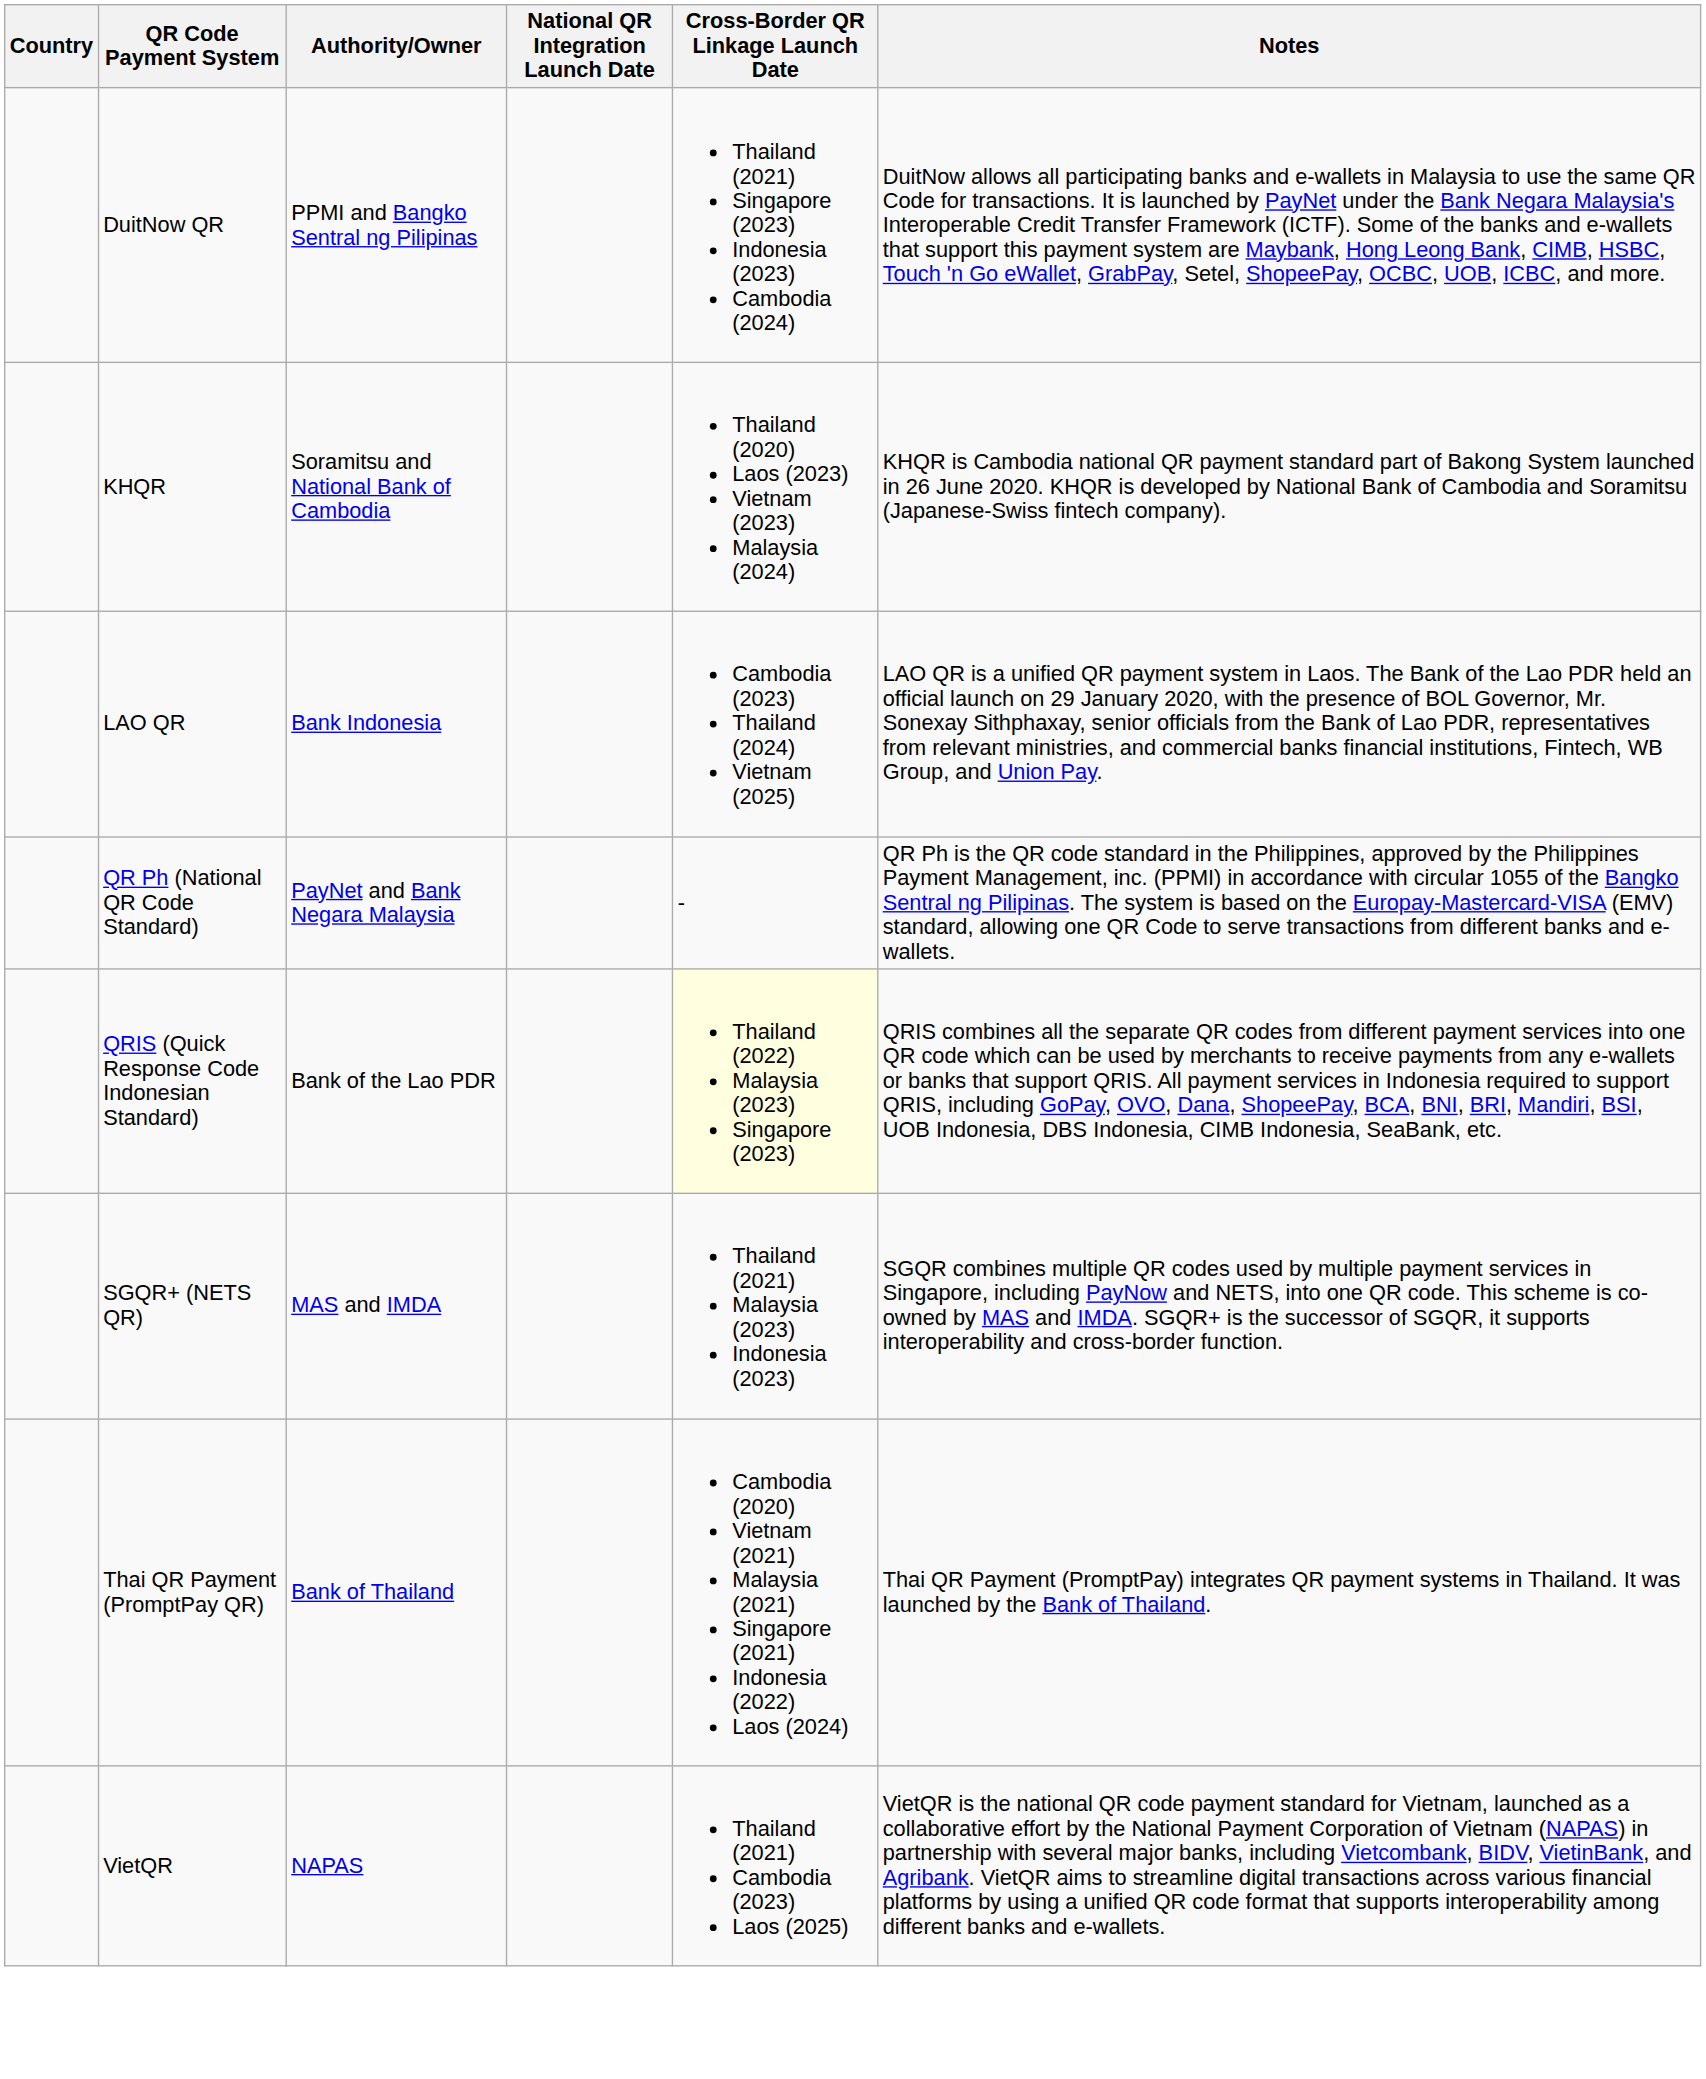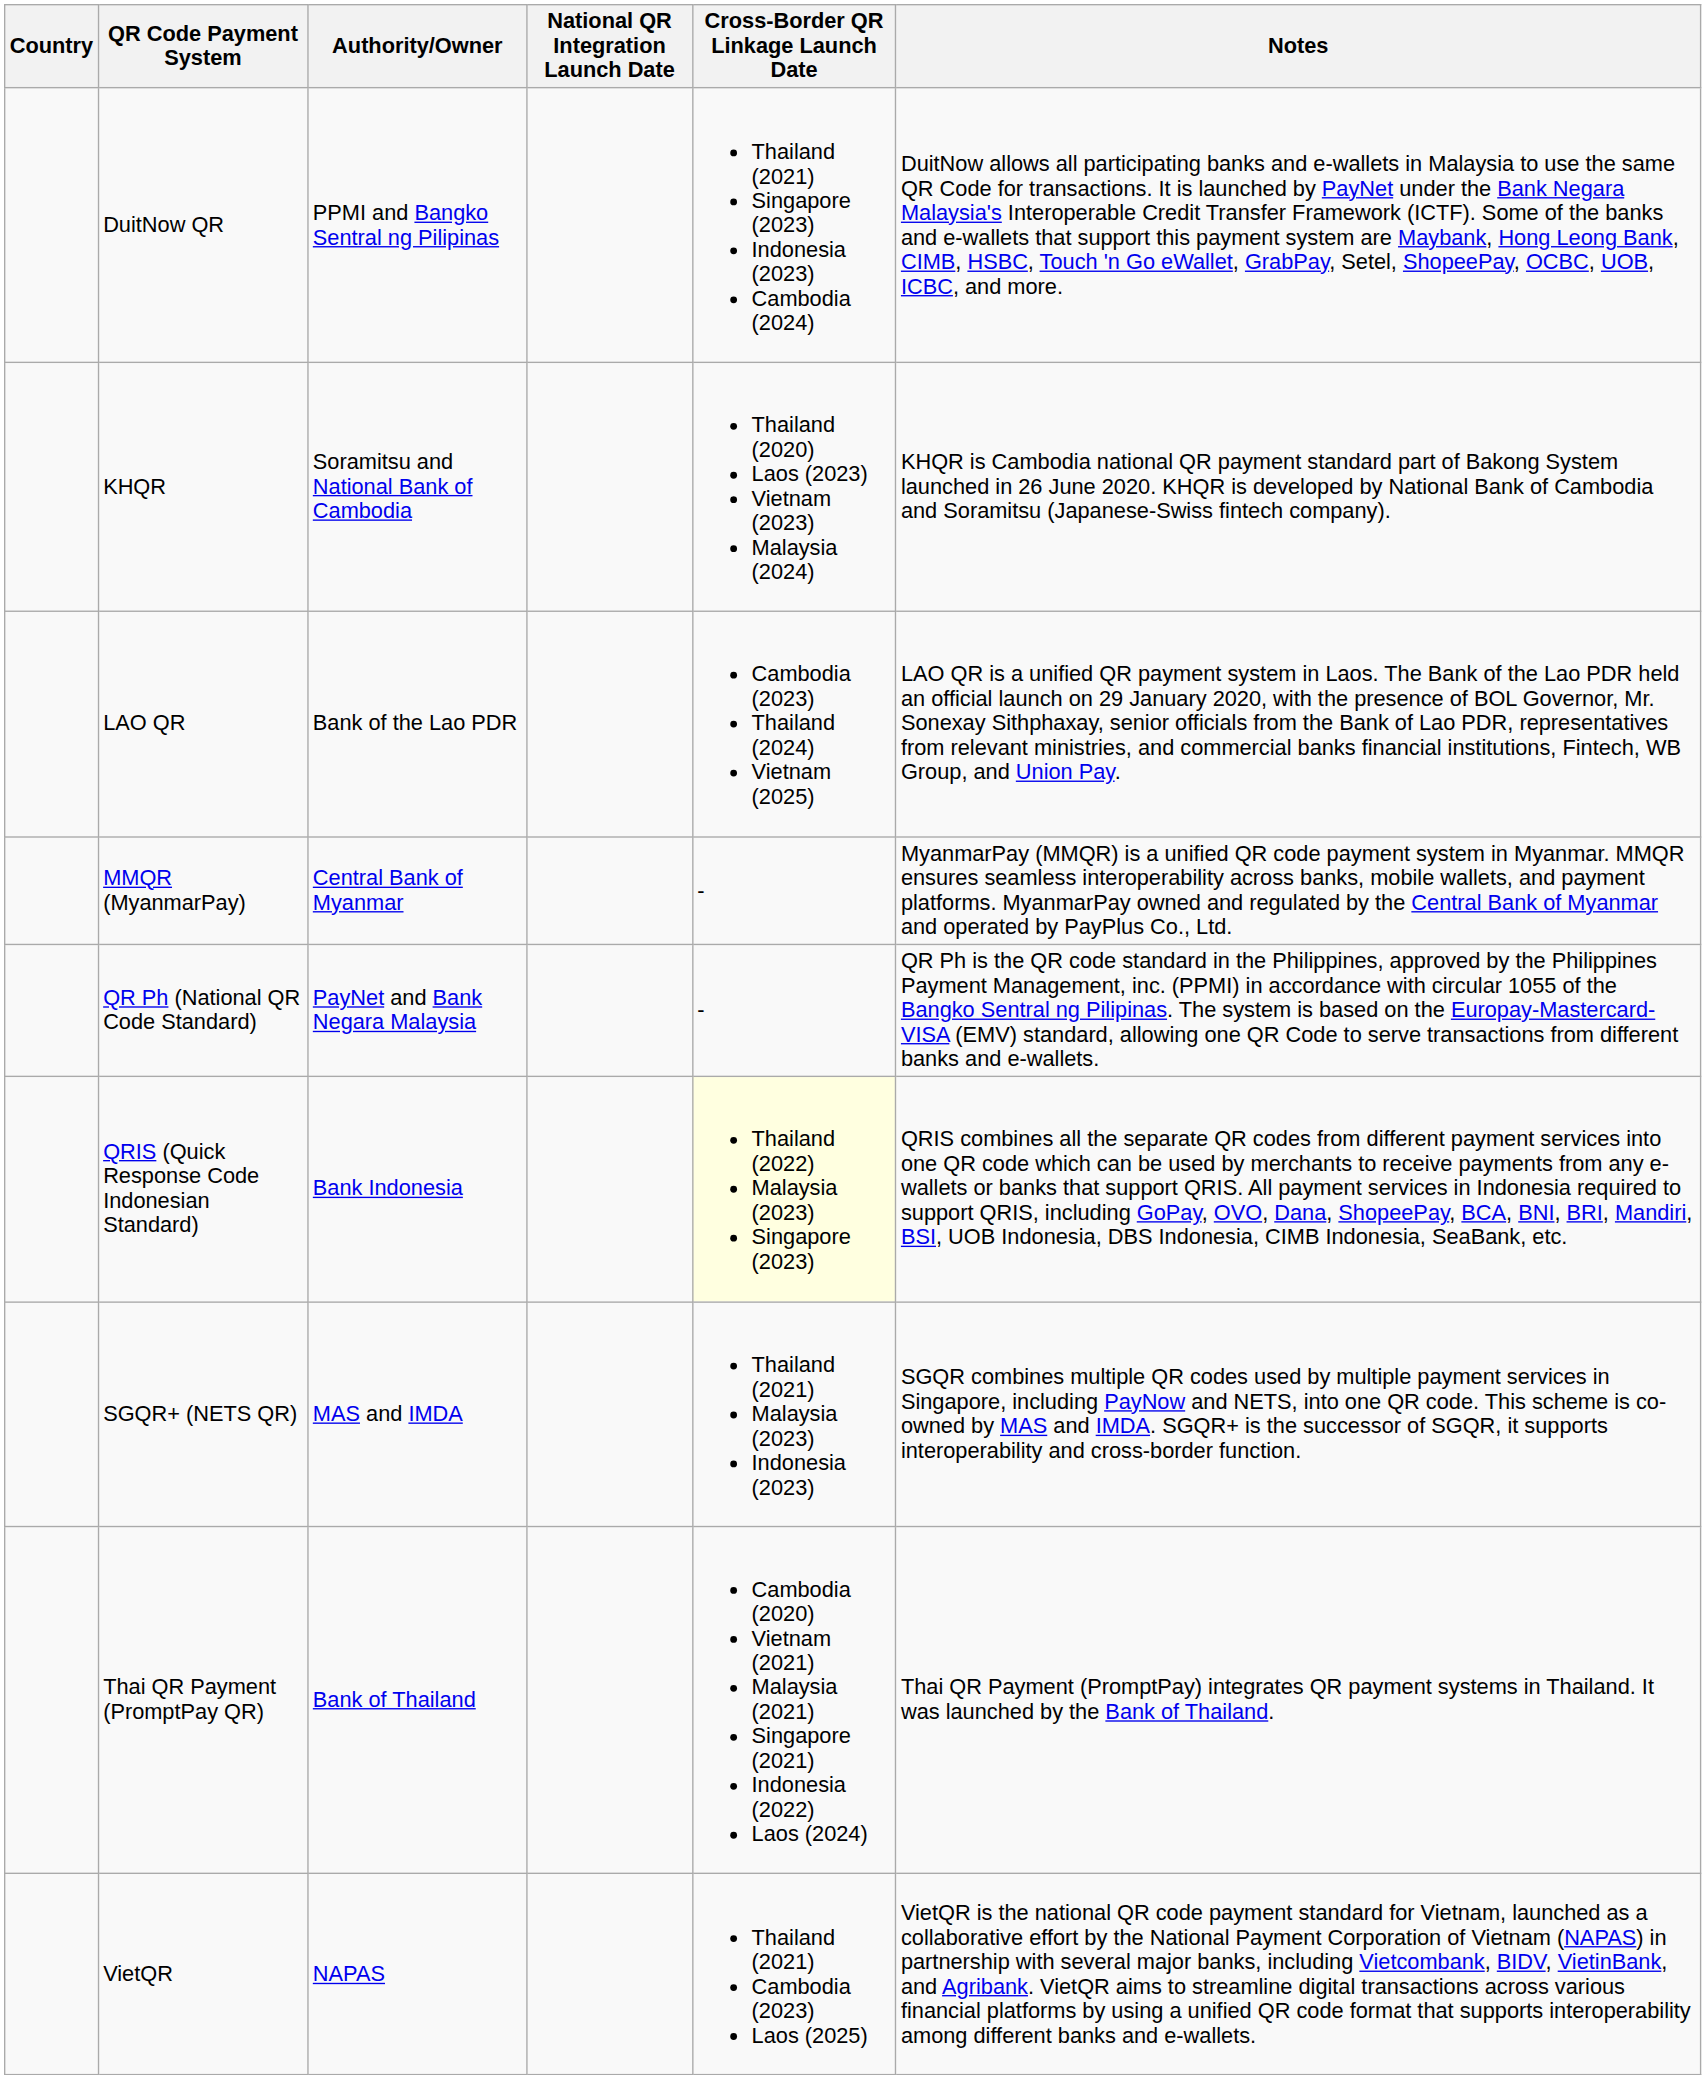(366, 723) Bank Indonesia -> (415, 723) Bank of the Lao PDR
+ row: (174, 890)
(393, 1081) Bank of the Lao PDR -> (388, 1188) Bank Indonesia
